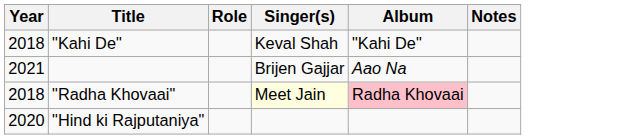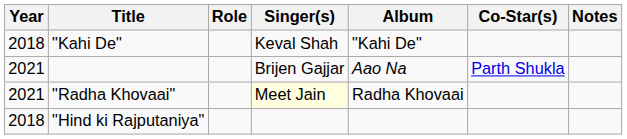+ column: (518, 17)
(26, 95) 2018 -> (26, 95) 2021
(408, 95) pink background -> (408, 95) no background
(26, 120) 2020 -> (26, 120) 2018
